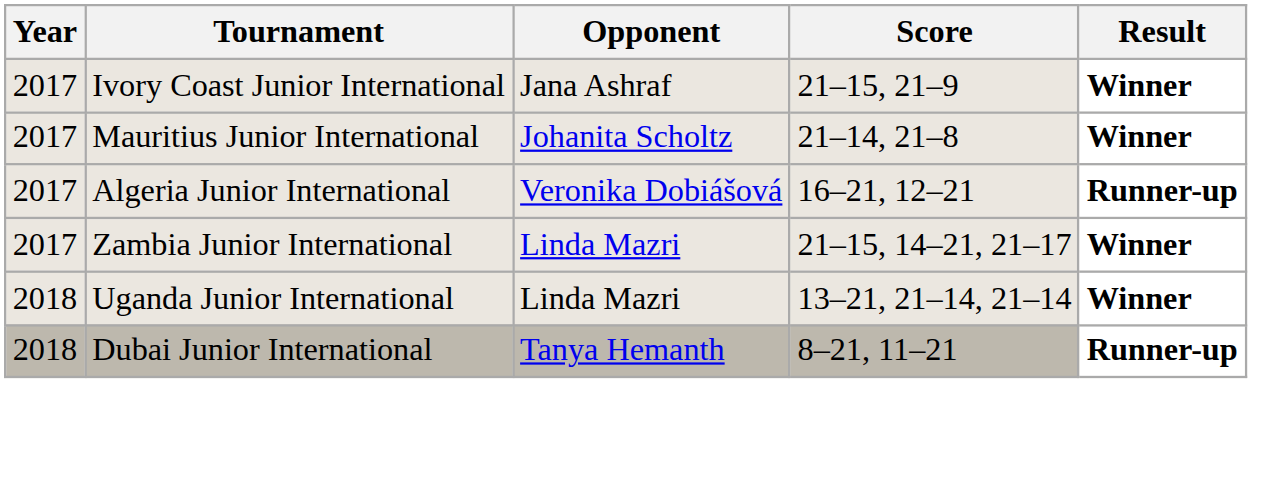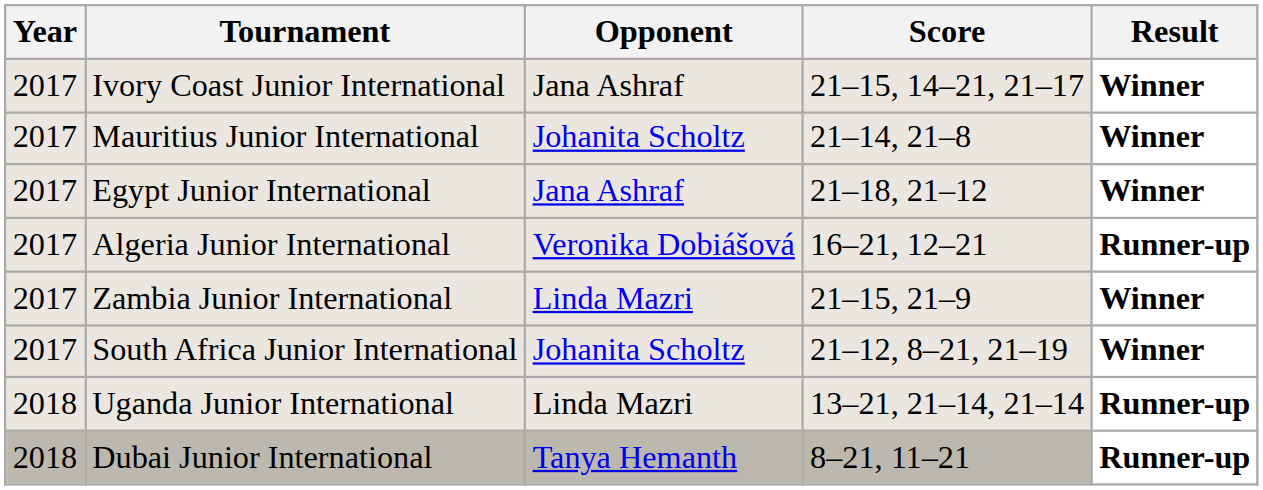(878, 84) 21–15, 21–9 -> (947, 84) 21–15, 14–21, 21–17
+ row: (261, 191)
(935, 244) 21–15, 14–21, 21–17 -> (891, 297) 21–15, 21–9
+ row: (305, 350)
(1139, 297) Winner -> (1175, 403) Runner-up
